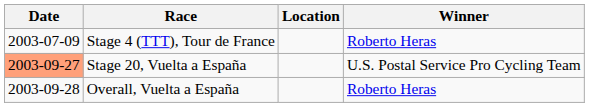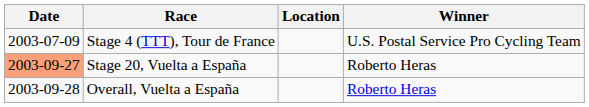(392, 41) Roberto Heras -> (464, 41) U.S. Postal Service Pro Cycling Team
(464, 65) U.S. Postal Service Pro Cycling Team -> (392, 65) Roberto Heras
